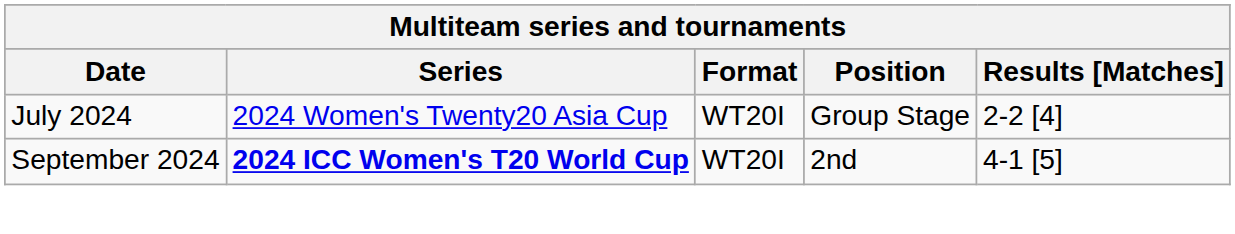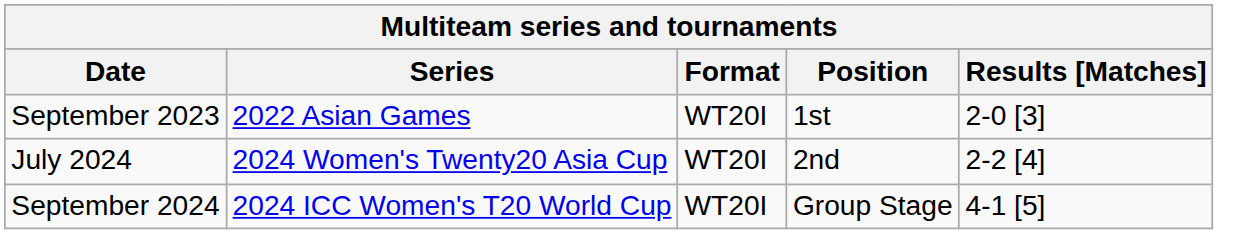+ row: (115, 116)
(890, 116) Group Stage -> (816, 160) 2nd
(461, 160) bold -> (452, 205) normal
(834, 160) 2nd -> (873, 205) Group Stage
